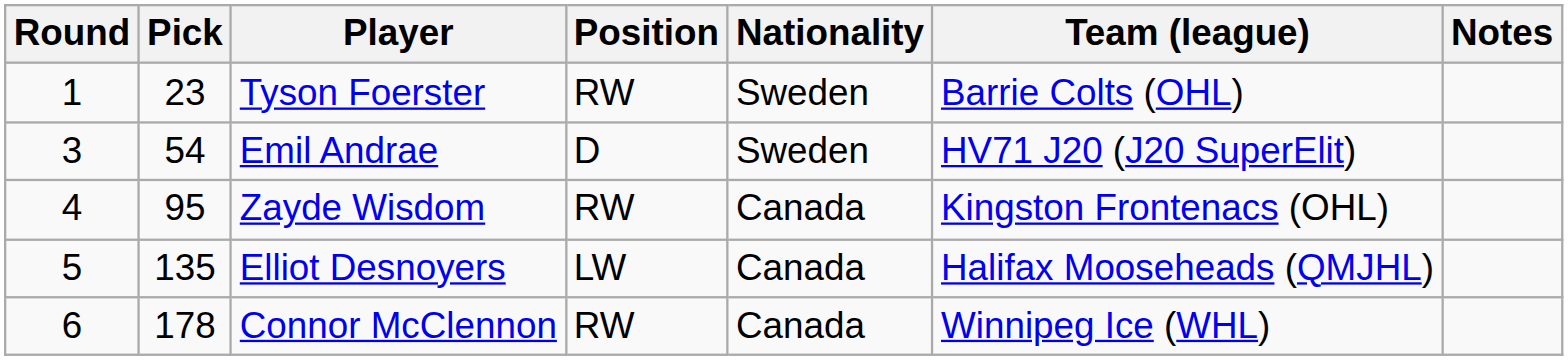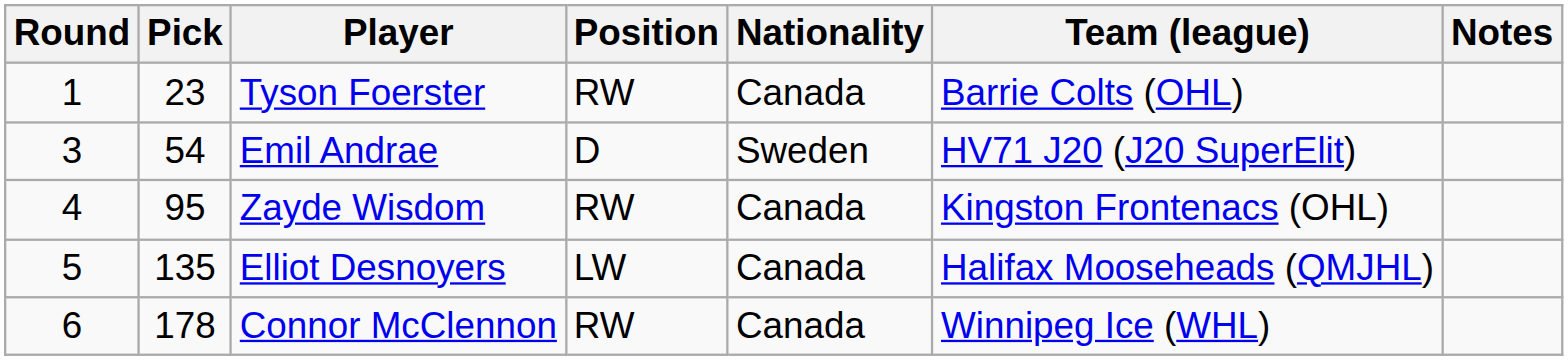(802, 92) Sweden -> (800, 92) Canada
